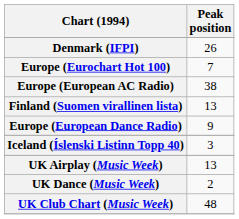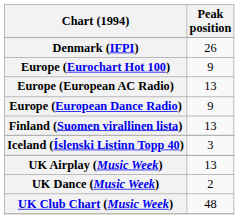(210, 67) 7 -> (210, 67) 9
(210, 86) 38 -> (210, 86) 13
rows swapped: (96, 125) <-> (96, 106)
